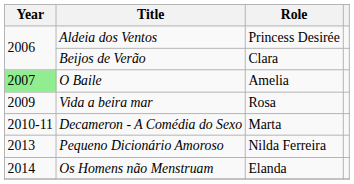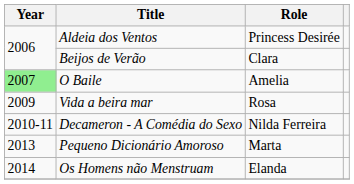(265, 124) Marta -> (287, 124) Nilda Ferreira
(287, 146) Nilda Ferreira -> (265, 146) Marta
